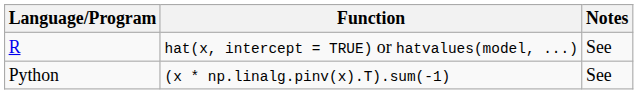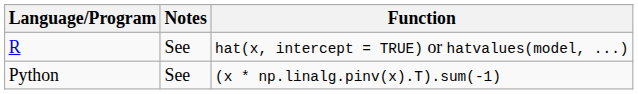columns swapped: (371, 18) <-> (607, 18)
